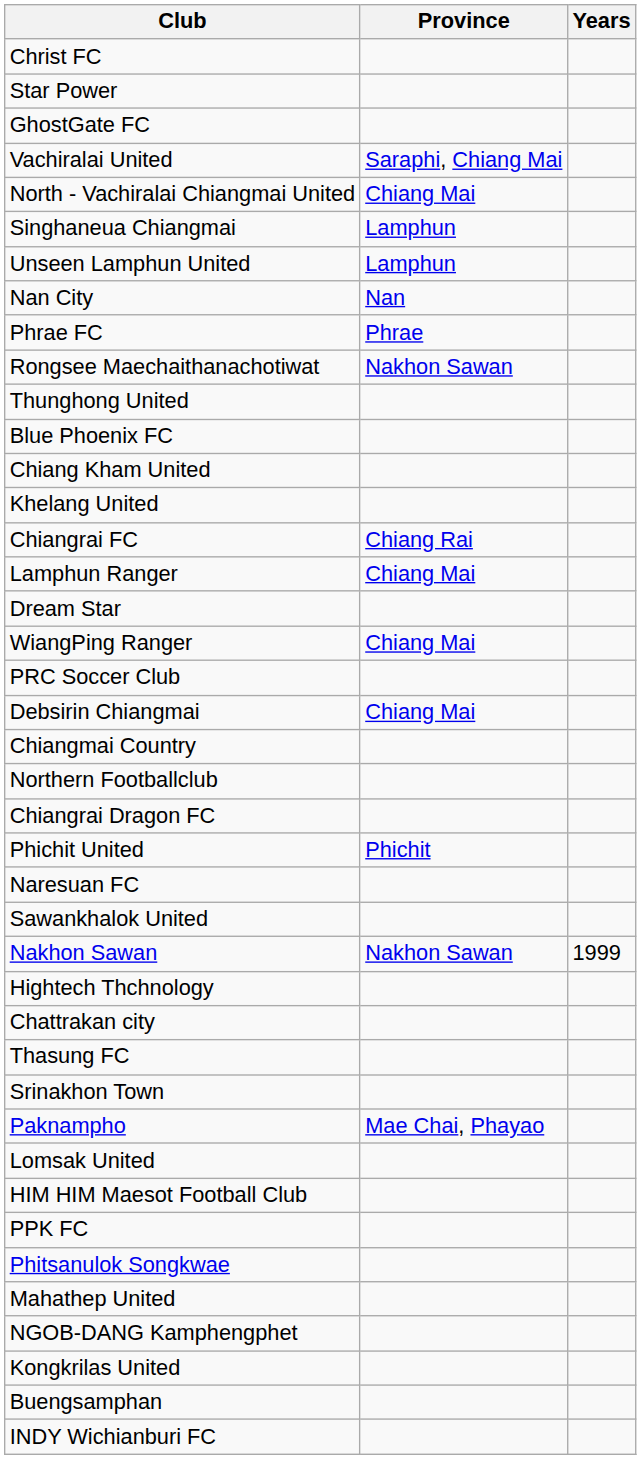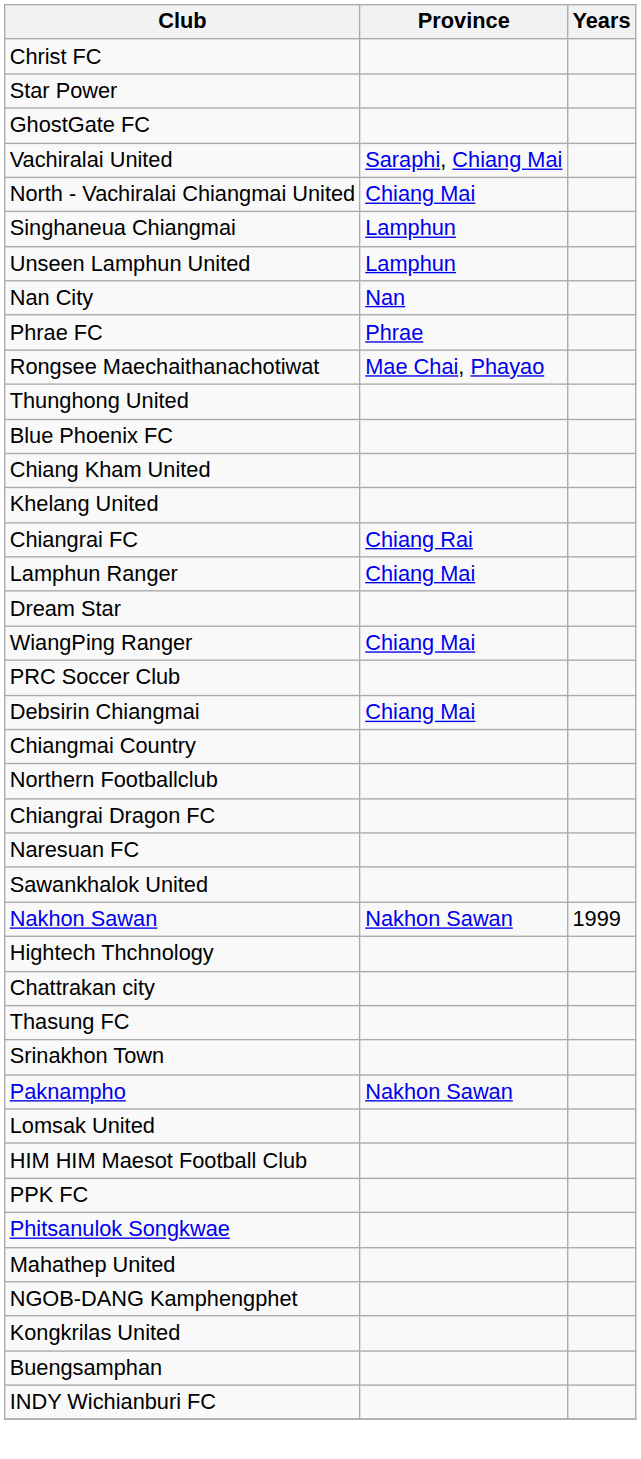(439, 366) Nakhon Sawan -> (455, 366) Mae Chai, Phayao
- row: (77, 849)
(455, 1126) Mae Chai, Phayao -> (439, 1091) Nakhon Sawan
